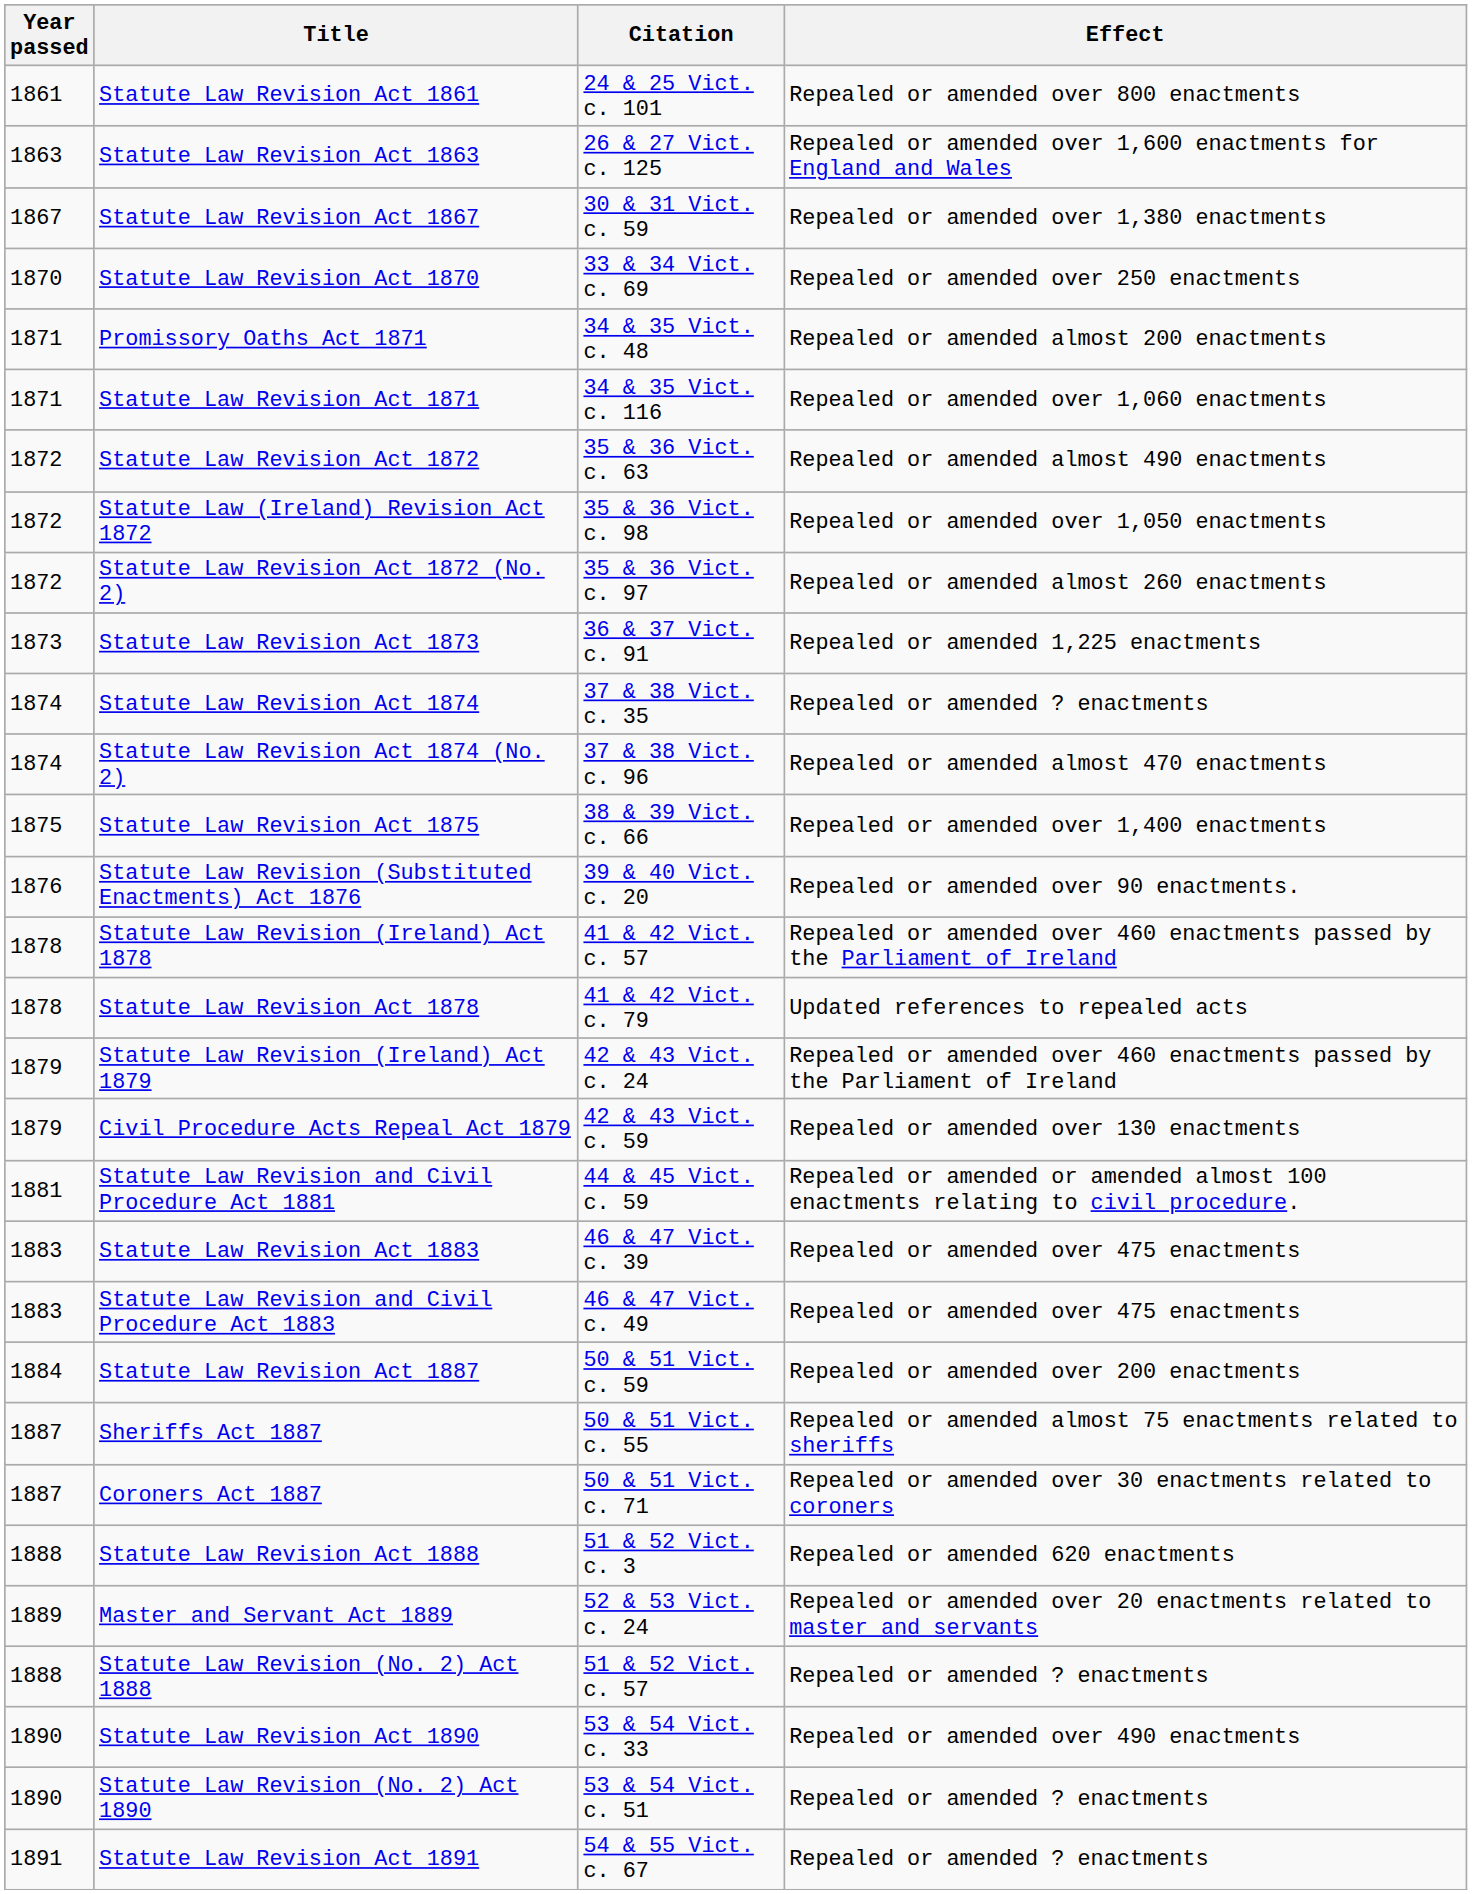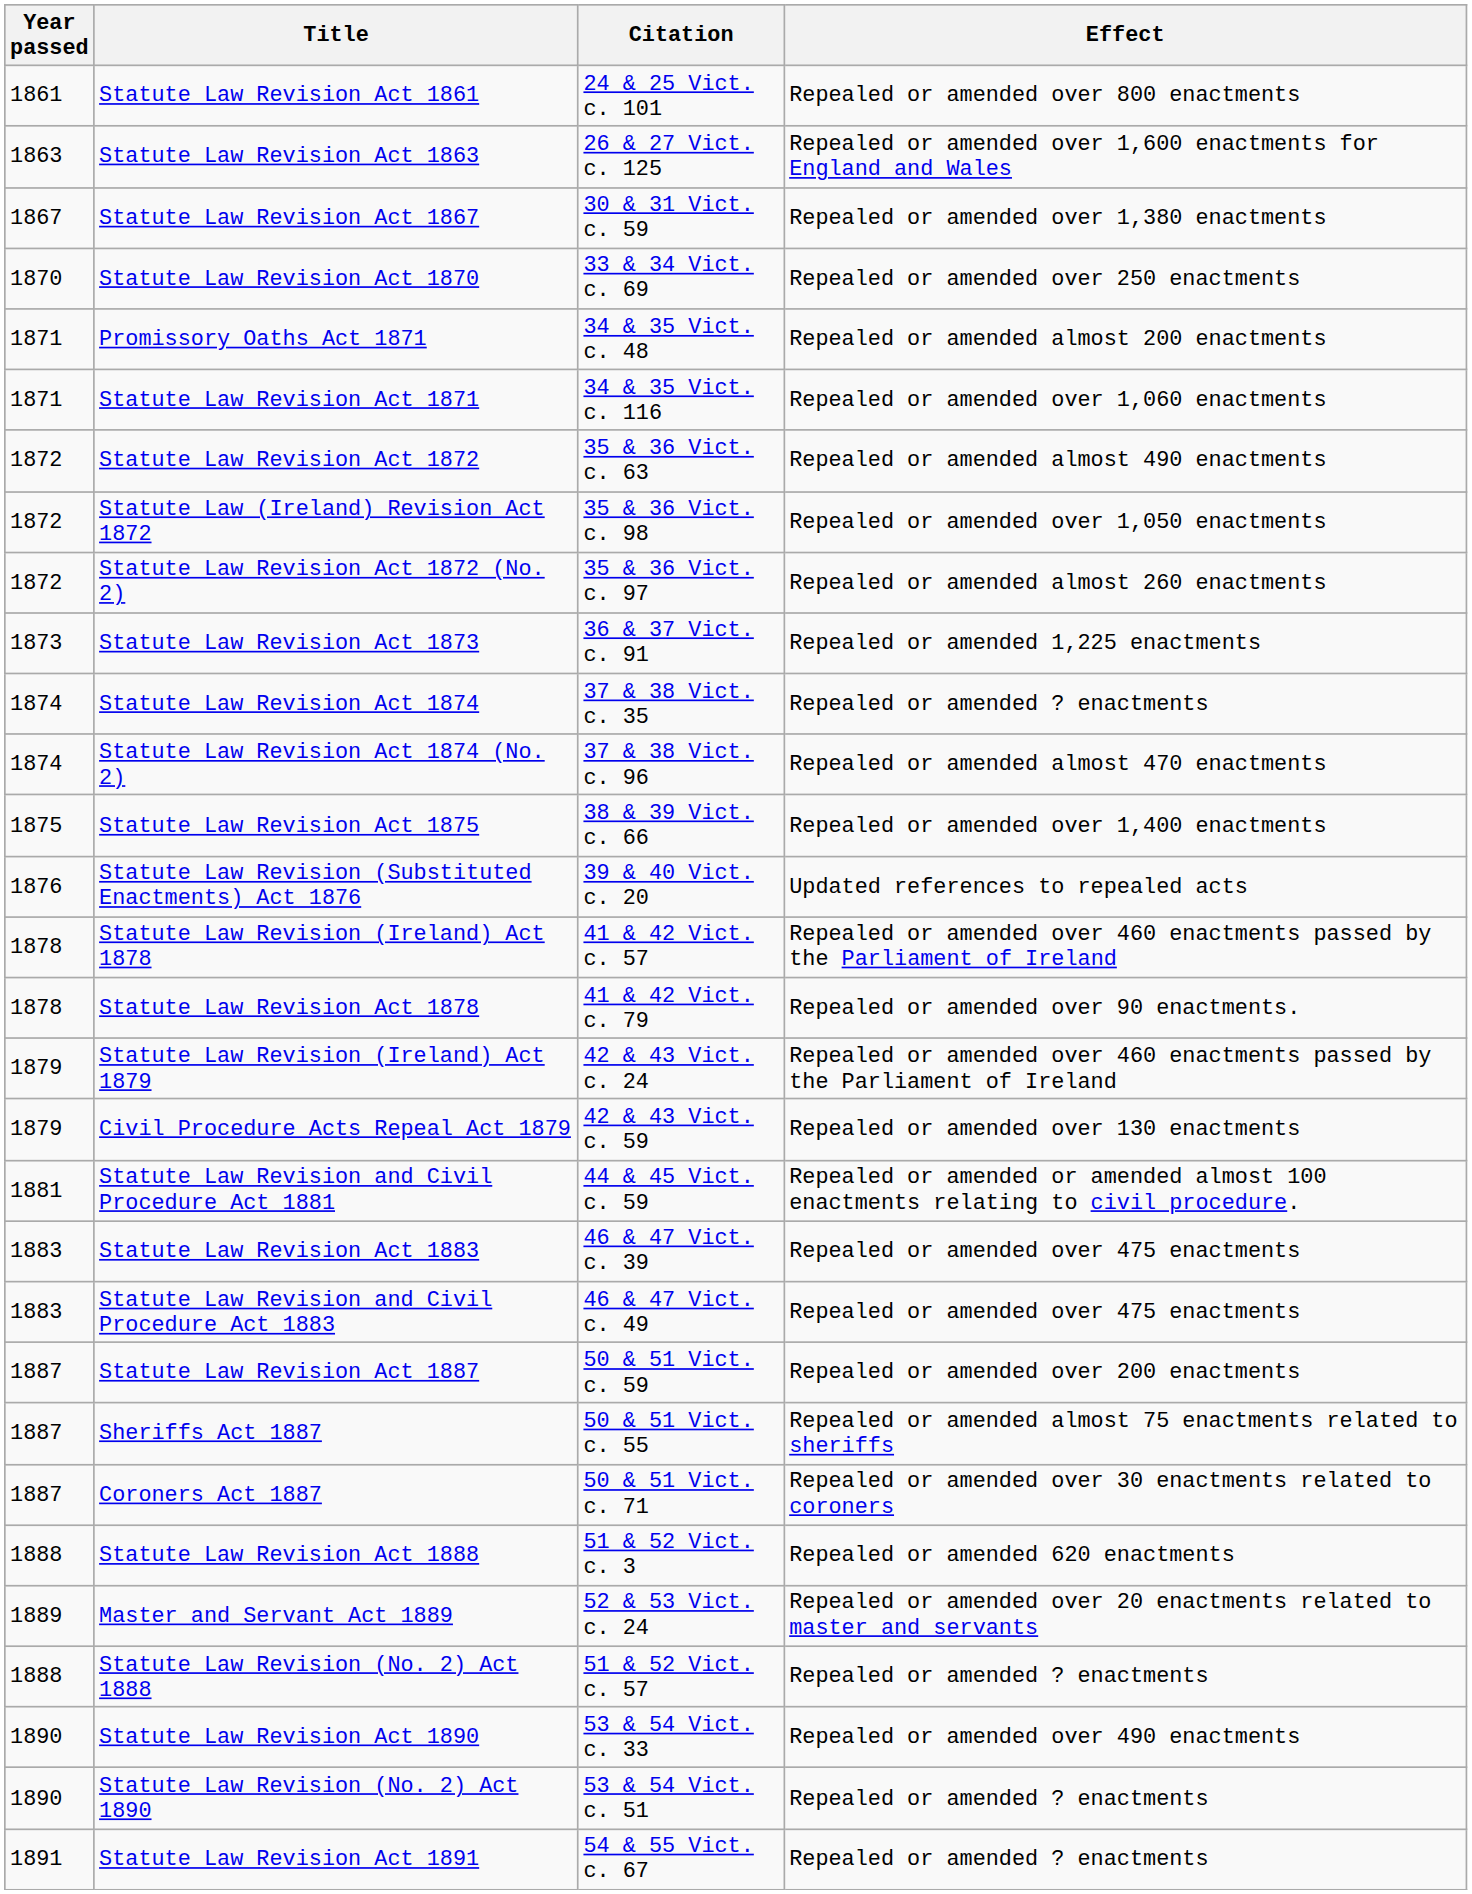(1045, 886) Repealed or amended over 90 enactments. -> (1019, 886) Updated references to repealed acts
(1019, 1008) Updated references to repealed acts -> (1045, 1008) Repealed or amended over 90 enactments.
(36, 1373) 1884 -> (36, 1373) 1887
